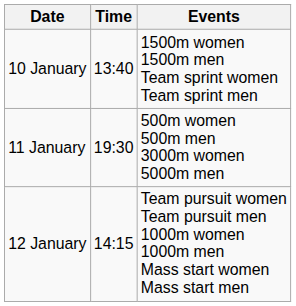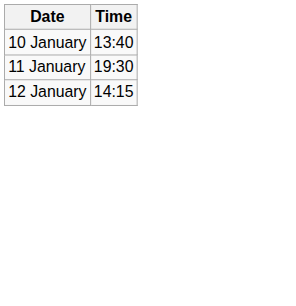- column: (214, 17)
